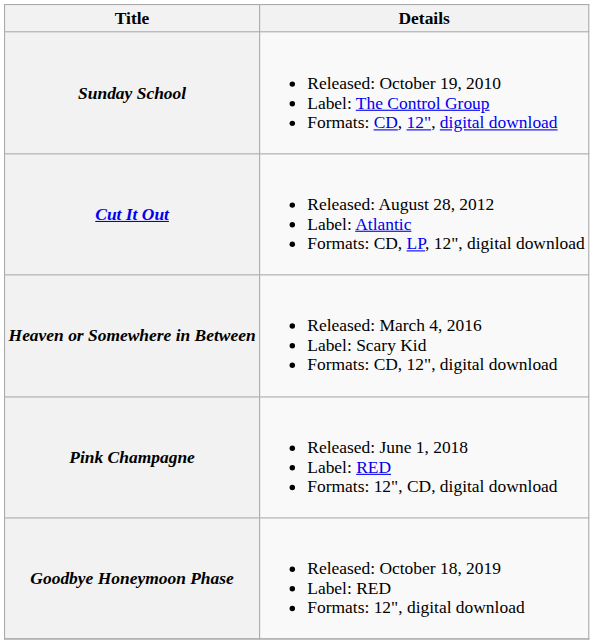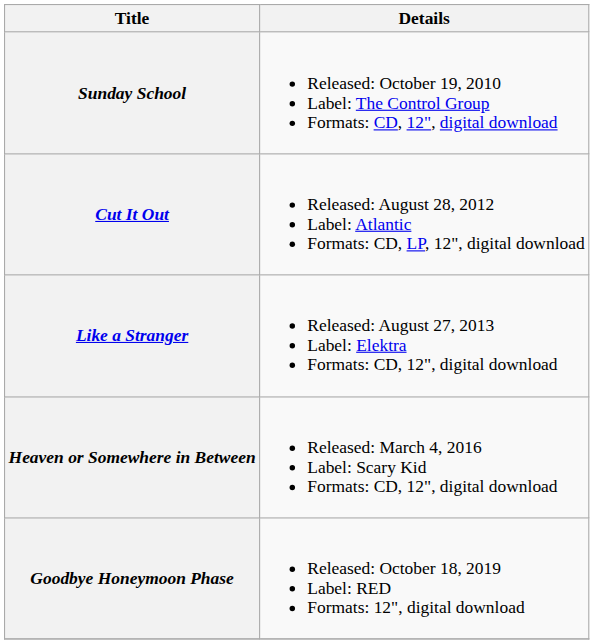+ row: (132, 335)
- row: (132, 457)
